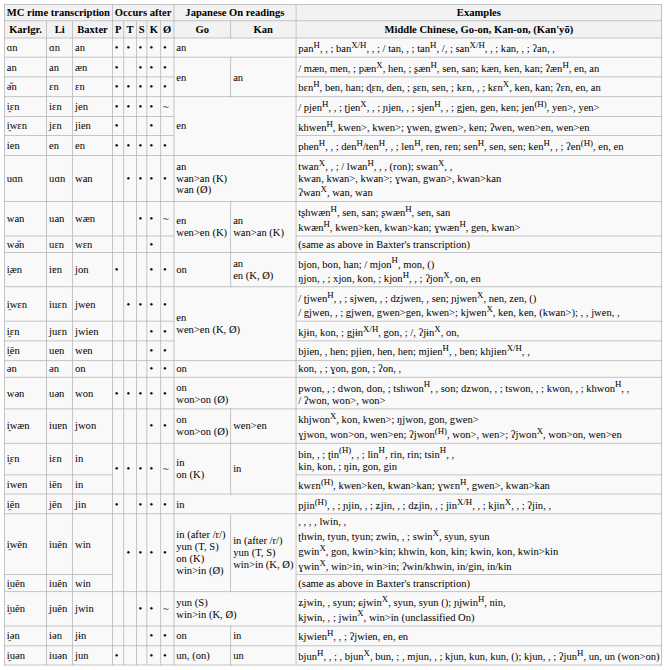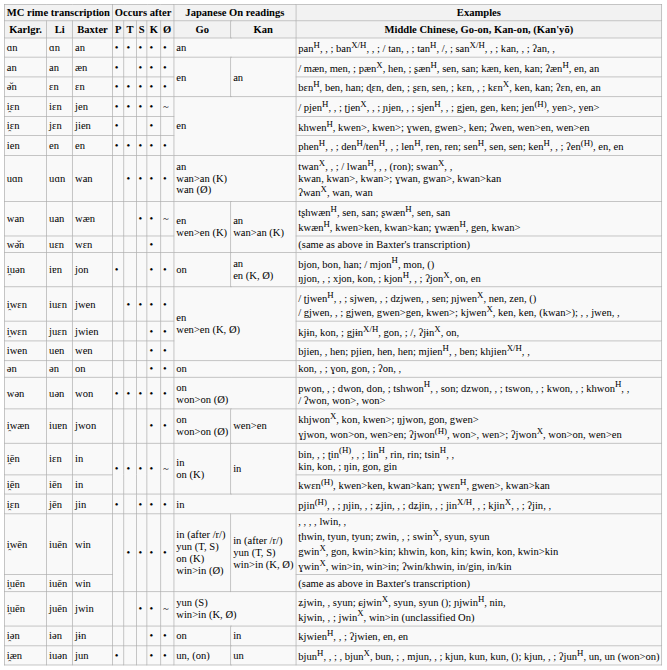(17, 126) i̯wɛn -> (13, 126) i̯ɛn
(14, 270) i̯æn -> (16, 270) i̯uǝn
(13, 331) i̯ɛn -> (17, 331) i̯wɛn
(13, 351) i̯ēn -> (17, 351) iwen
(13, 459) i̯ɛn -> (13, 459) i̯ēn
(17, 484) iwen -> (13, 484) i̯ēn
(13, 504) i̯ēn -> (13, 504) i̯ɛn
(16, 655) i̯uǝn -> (14, 655) i̯æn
